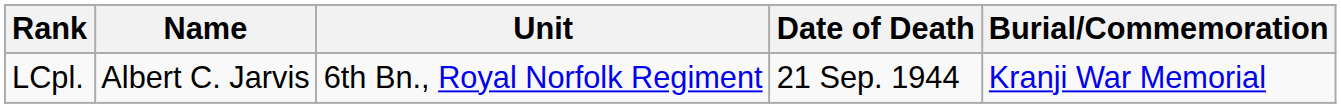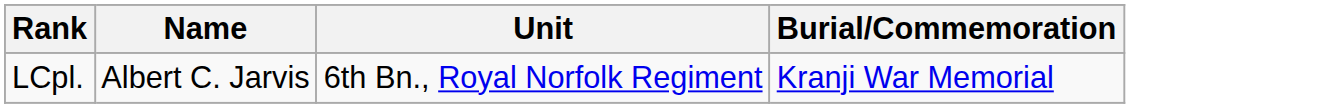- column: (876, 28)
